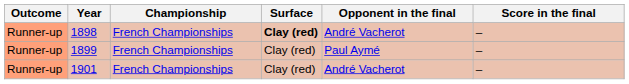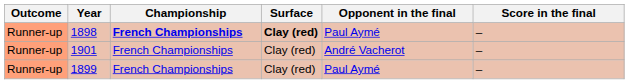(173, 32) normal -> (178, 32) bold
(364, 32) André Vacherot -> (352, 32) Paul Aymé
rows swapped: (84, 50) <-> (84, 69)
